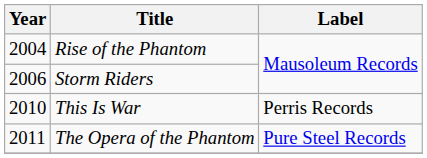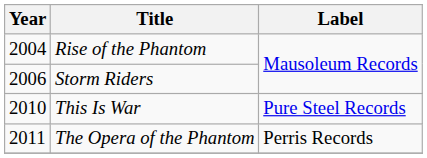(318, 108) Perris Records -> (334, 108) Pure Steel Records
(334, 138) Pure Steel Records -> (318, 138) Perris Records
